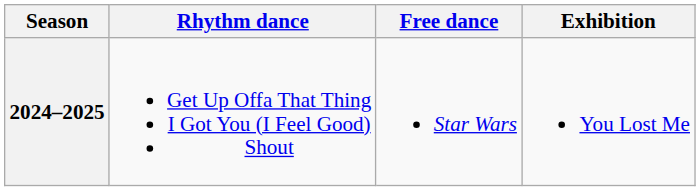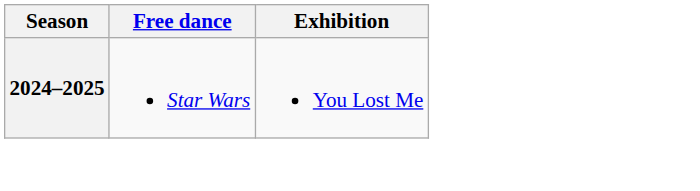- column: (243, 21)
